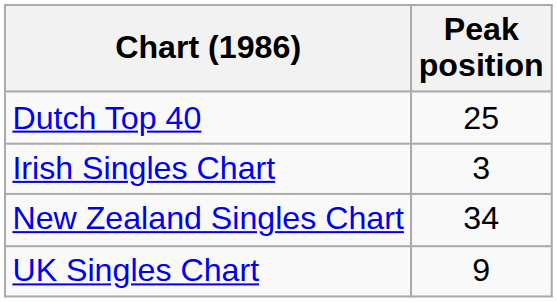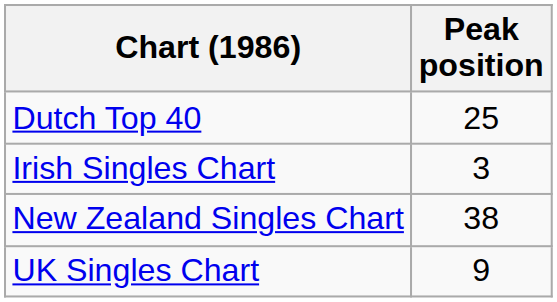(481, 219) 34 -> (481, 219) 38
